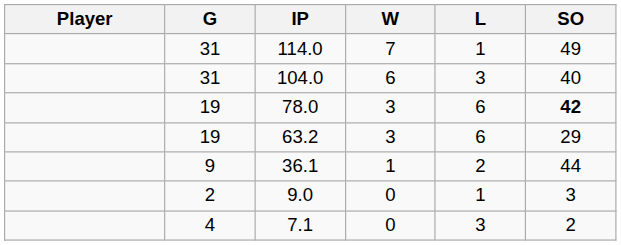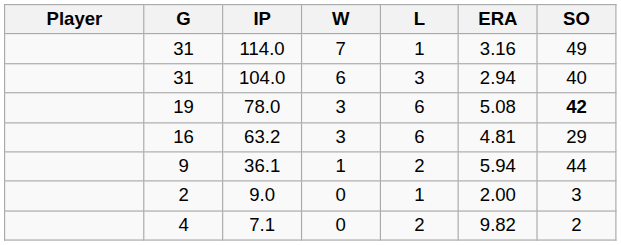+ column: (498, 19)
(210, 136) 19 -> (184, 136) 16
(481, 225) 3 -> (419, 225) 2
